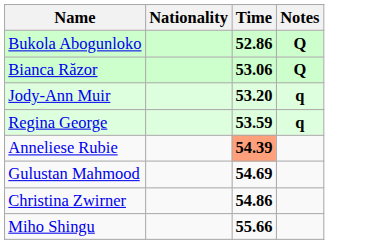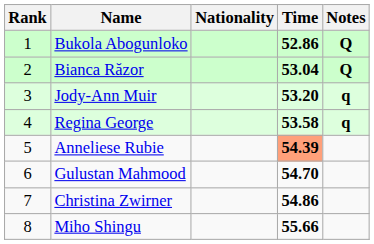+ column: (28, 17)
(254, 69) 53.06 -> (300, 69) 53.04
(254, 122) 53.59 -> (300, 122) 53.58
(254, 174) 54.69 -> (300, 174) 54.70
